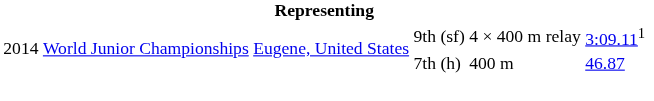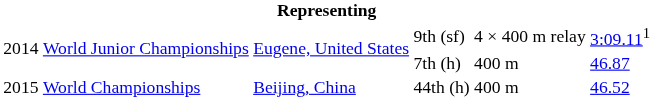+ row: (442, 87)
